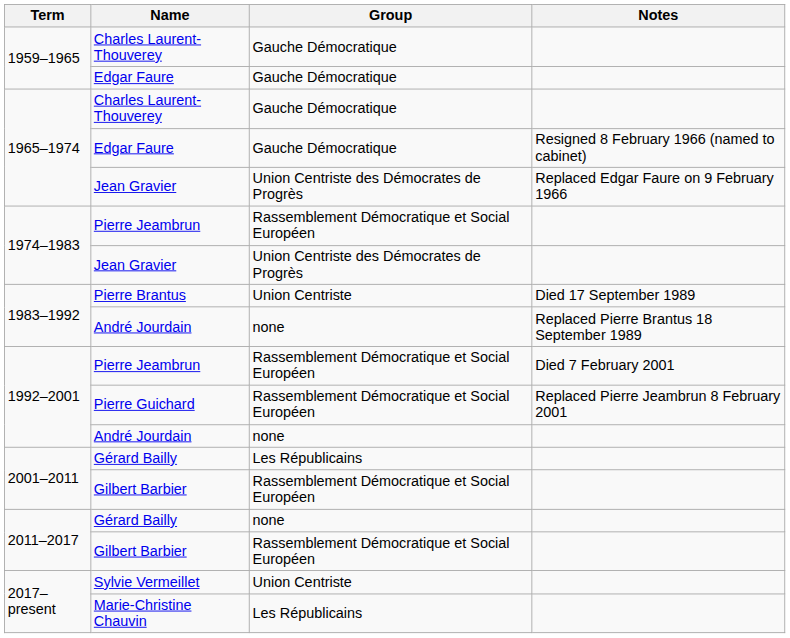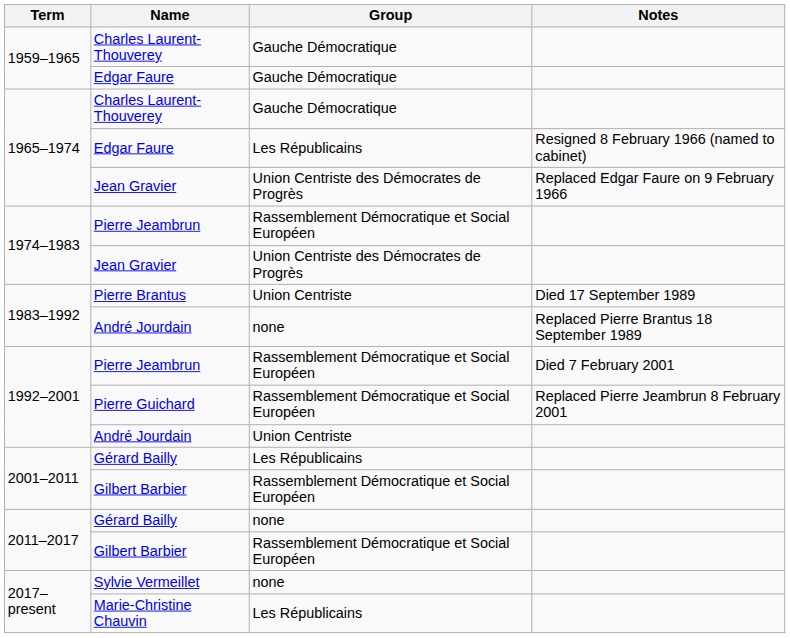(325, 147) Gauche Démocratique -> (307, 147) Les Républicains
(269, 435) none -> (302, 435) Union Centriste
(302, 582) Union Centriste -> (269, 582) none
